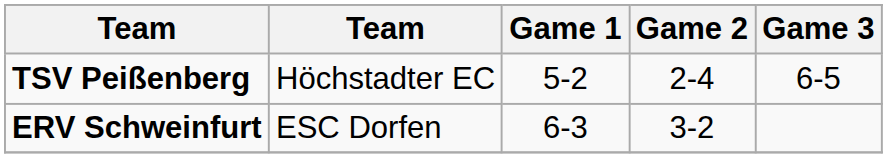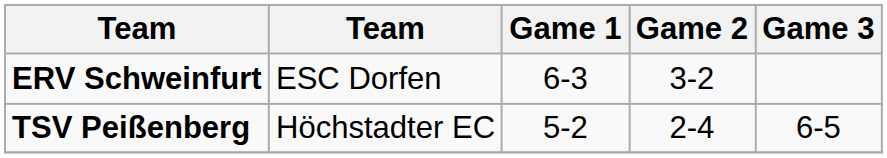rows swapped: (131, 78) <-> (137, 127)
